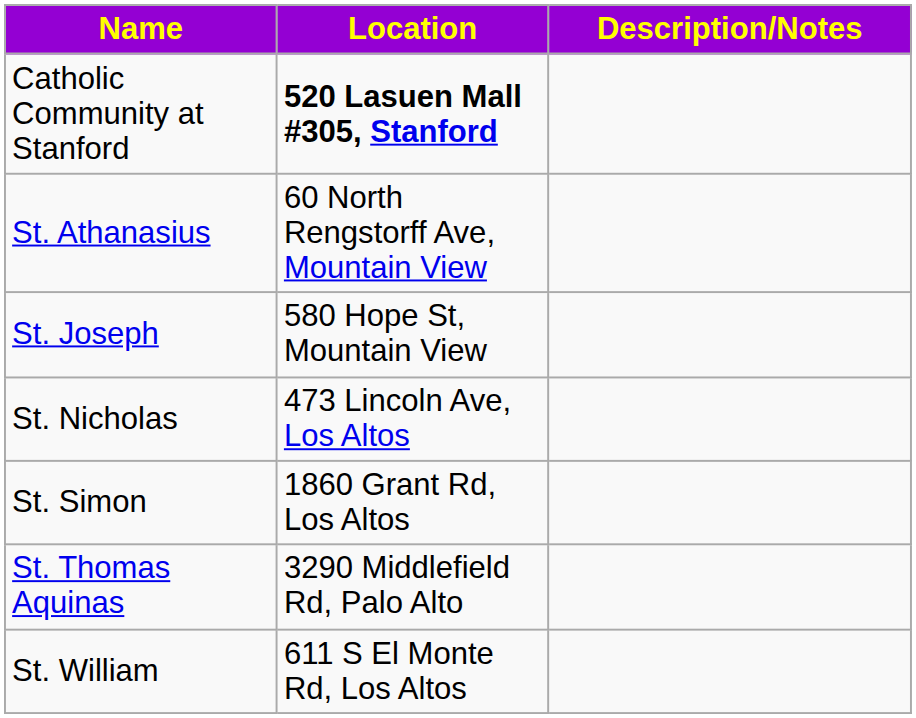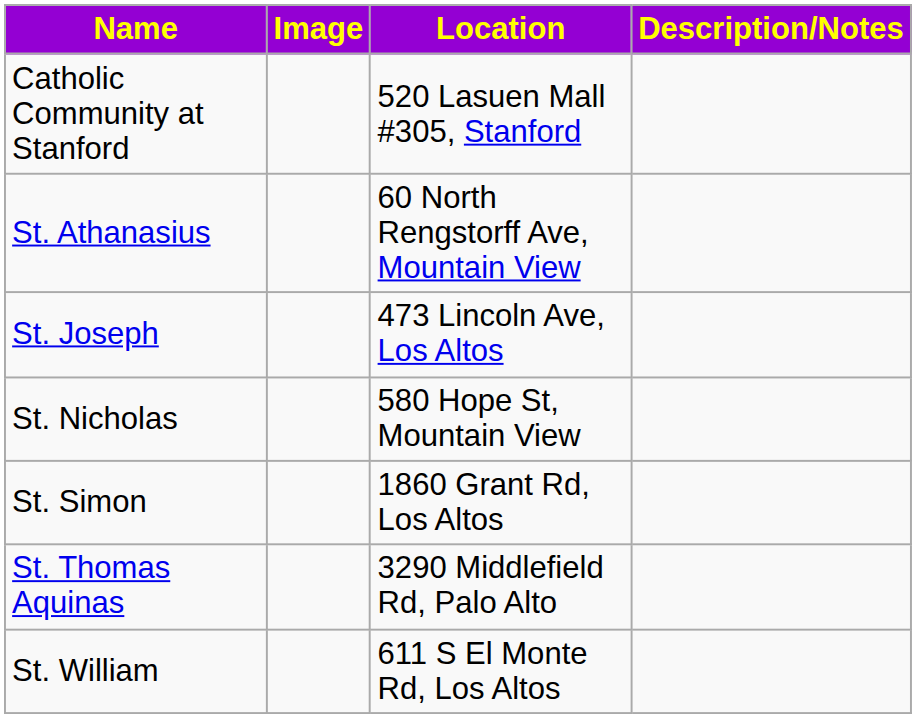+ column: (318, 29)
(403, 113) bold -> (492, 113) normal
(385, 333) 580 Hope St, Mountain View -> (491, 333) 473 Lincoln Ave, Los Altos
(398, 418) 473 Lincoln Ave, Los Altos -> (479, 418) 580 Hope St, Mountain View
